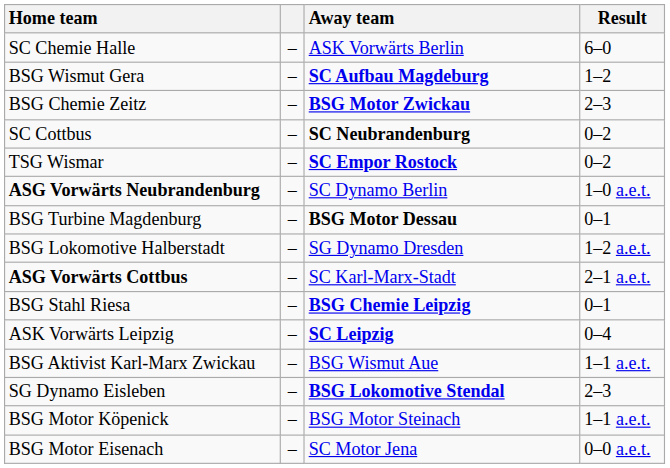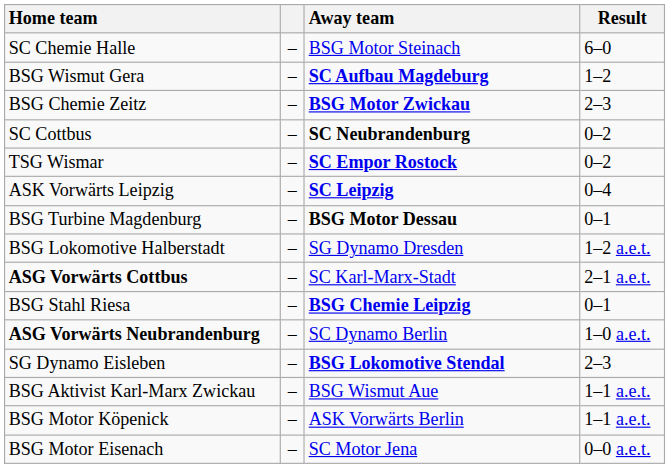(386, 47) ASK Vorwärts Berlin -> (385, 47) BSG Motor Steinach
rows swapped: (91, 334) <-> (134, 190)
rows swapped: (87, 391) <-> (132, 362)
(385, 420) BSG Motor Steinach -> (386, 420) ASK Vorwärts Berlin
